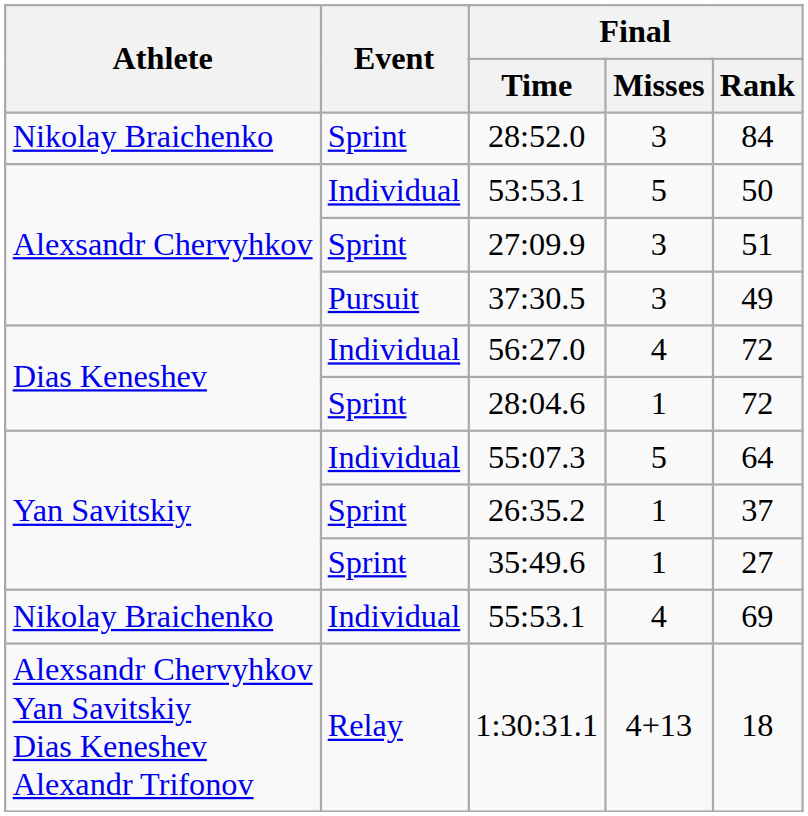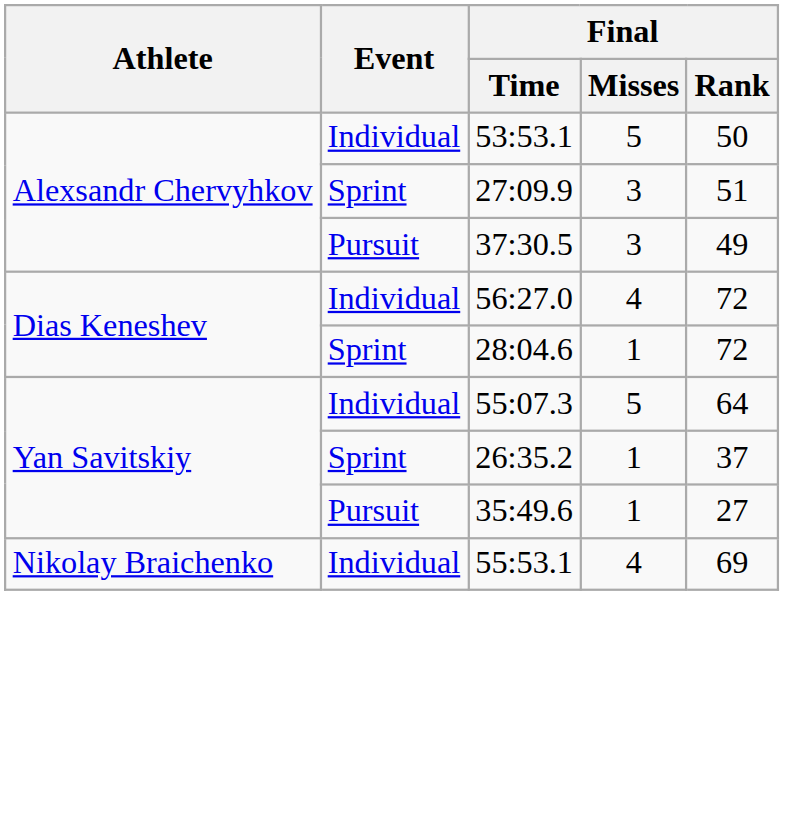- row: (537, 137)
(367, 563) Sprint -> (373, 510) Pursuit
- row: (537, 727)
